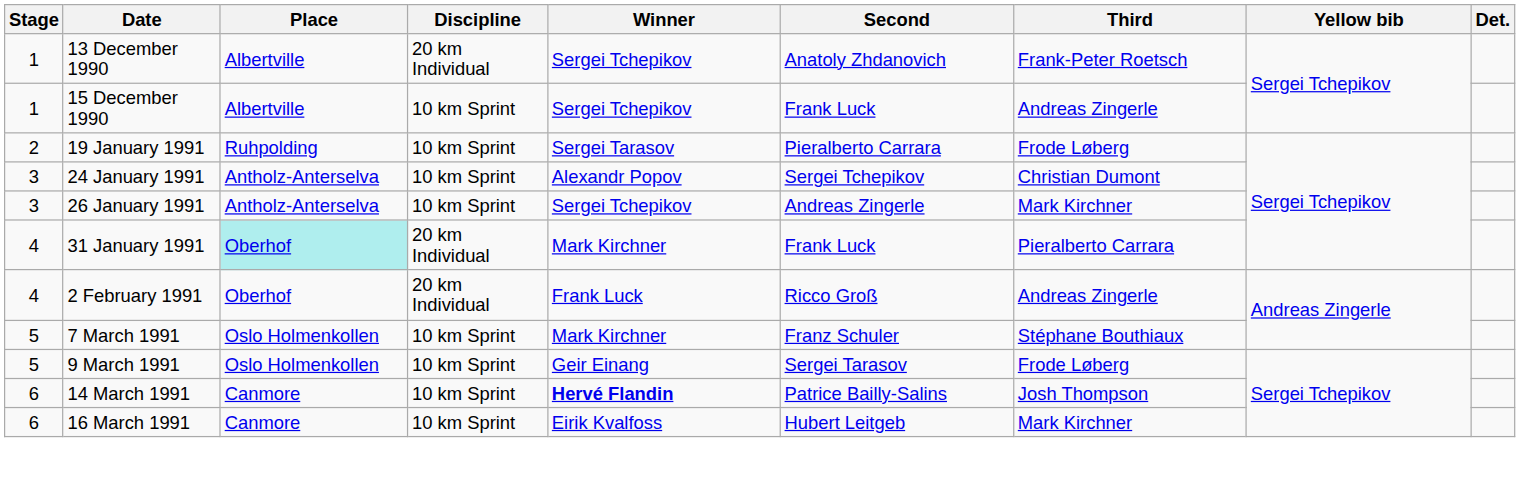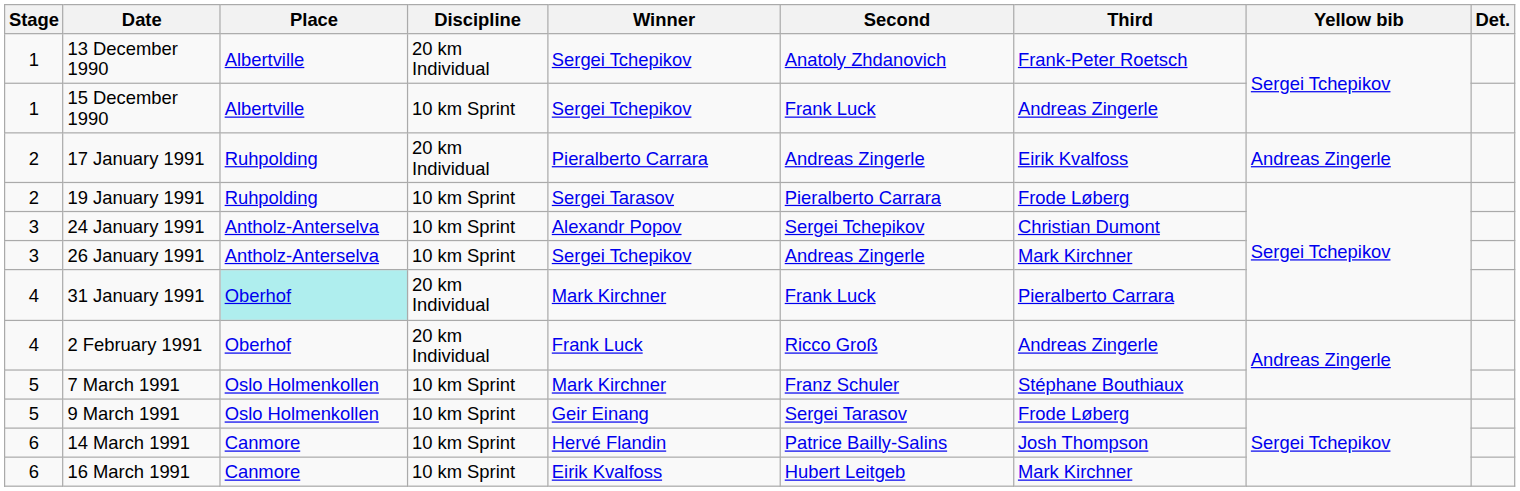+ row: (136, 158)
(613, 393) bold -> (609, 442) normal
